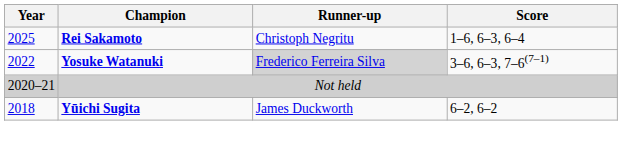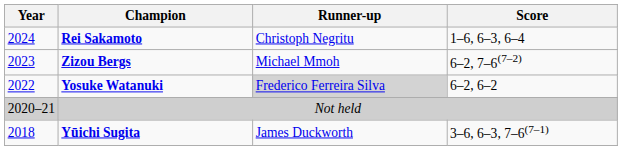(21, 38) 2025 -> (21, 38) 2024
+ row: (96, 62)
(499, 62) 3–6, 6–3, 7–6(7–1) -> (474, 86) 6–2, 6–2
(474, 108) 6–2, 6–2 -> (499, 133) 3–6, 6–3, 7–6(7–1)
